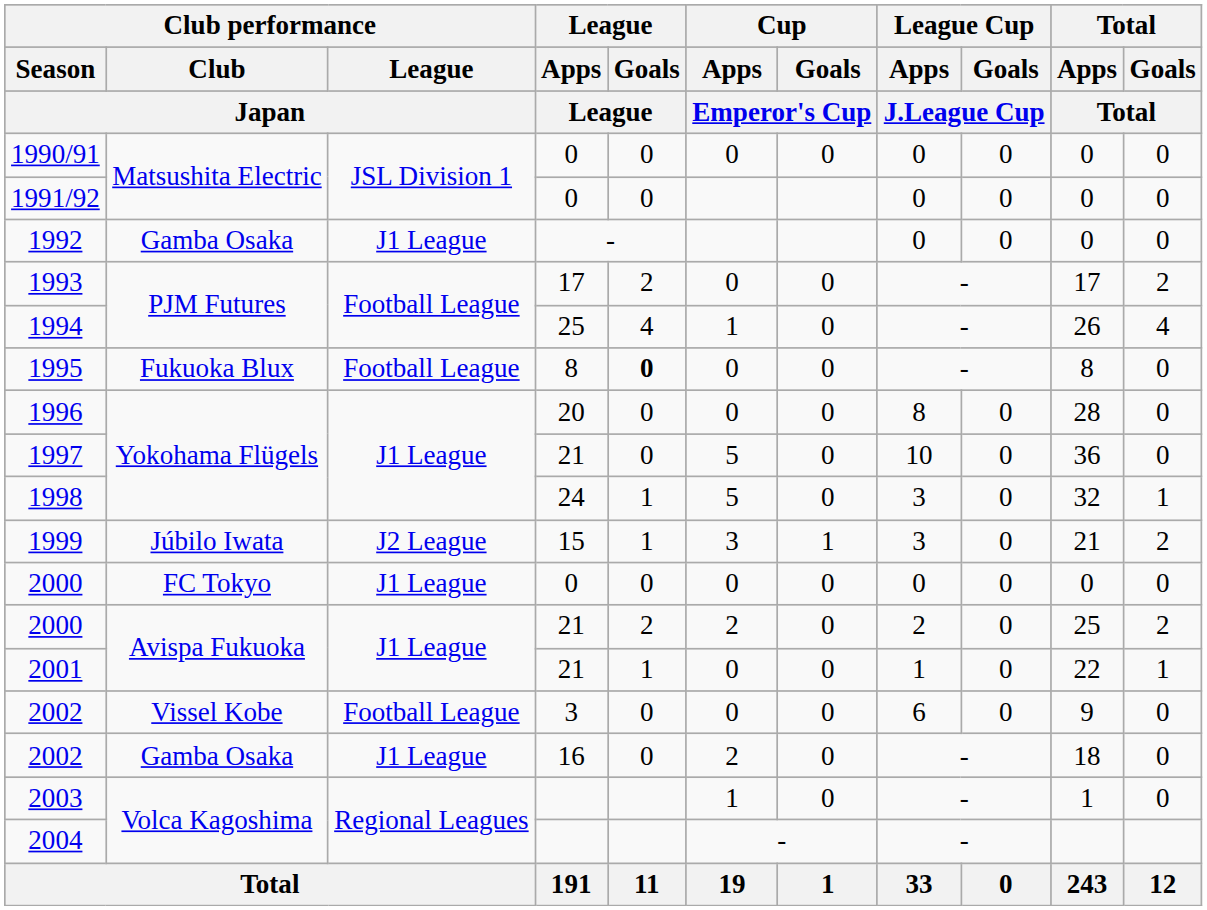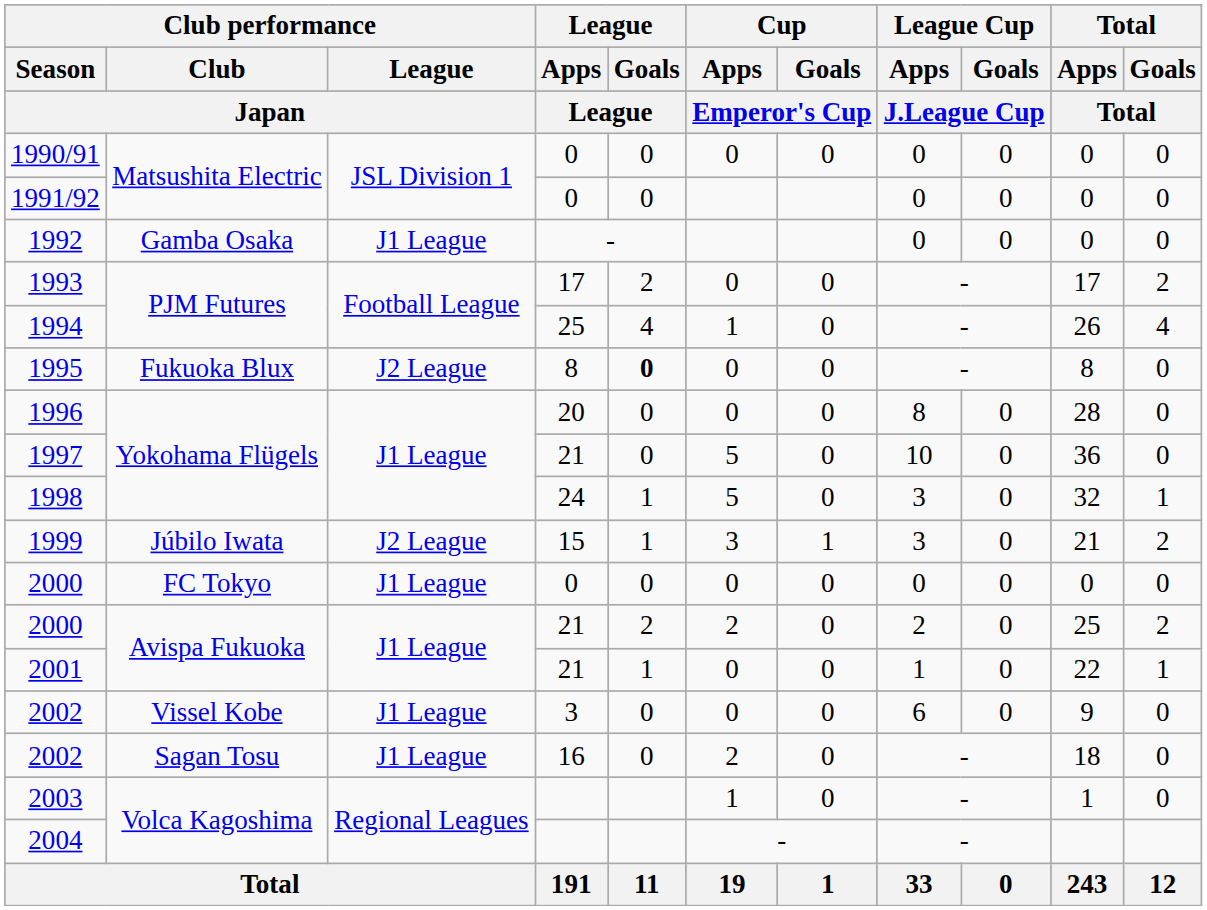(431, 369) Football League -> (431, 369) J2 League
(431, 712) Football League -> (431, 712) J1 League
(217, 754) Gamba Osaka -> (217, 754) Sagan Tosu
